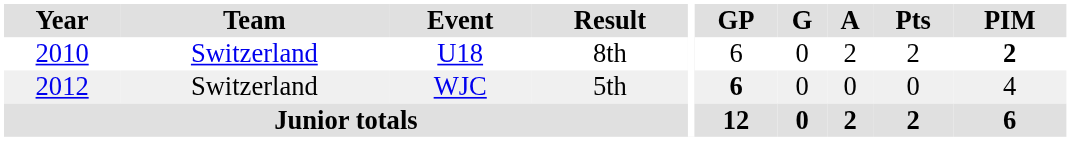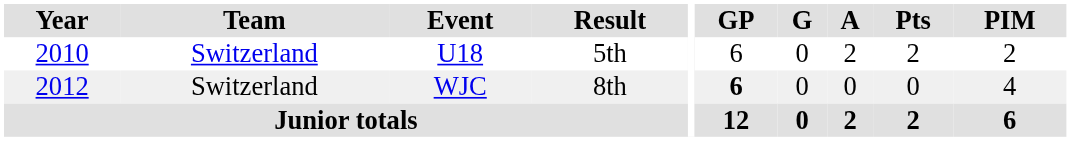(610, 53) 8th -> (610, 53) 5th
(1010, 53) bold -> (1010, 53) normal
(610, 86) 5th -> (610, 86) 8th
